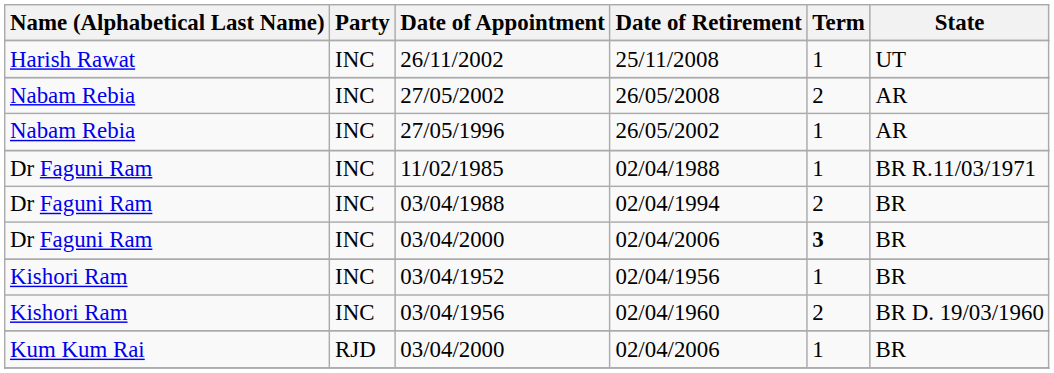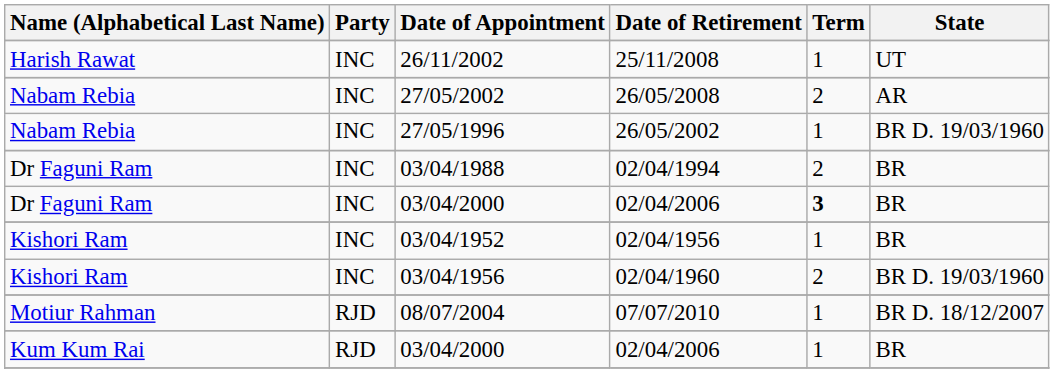(891, 131) AR -> (960, 131) BR D. 19/03/1960
- row: (81, 167)
+ row: (83, 312)
